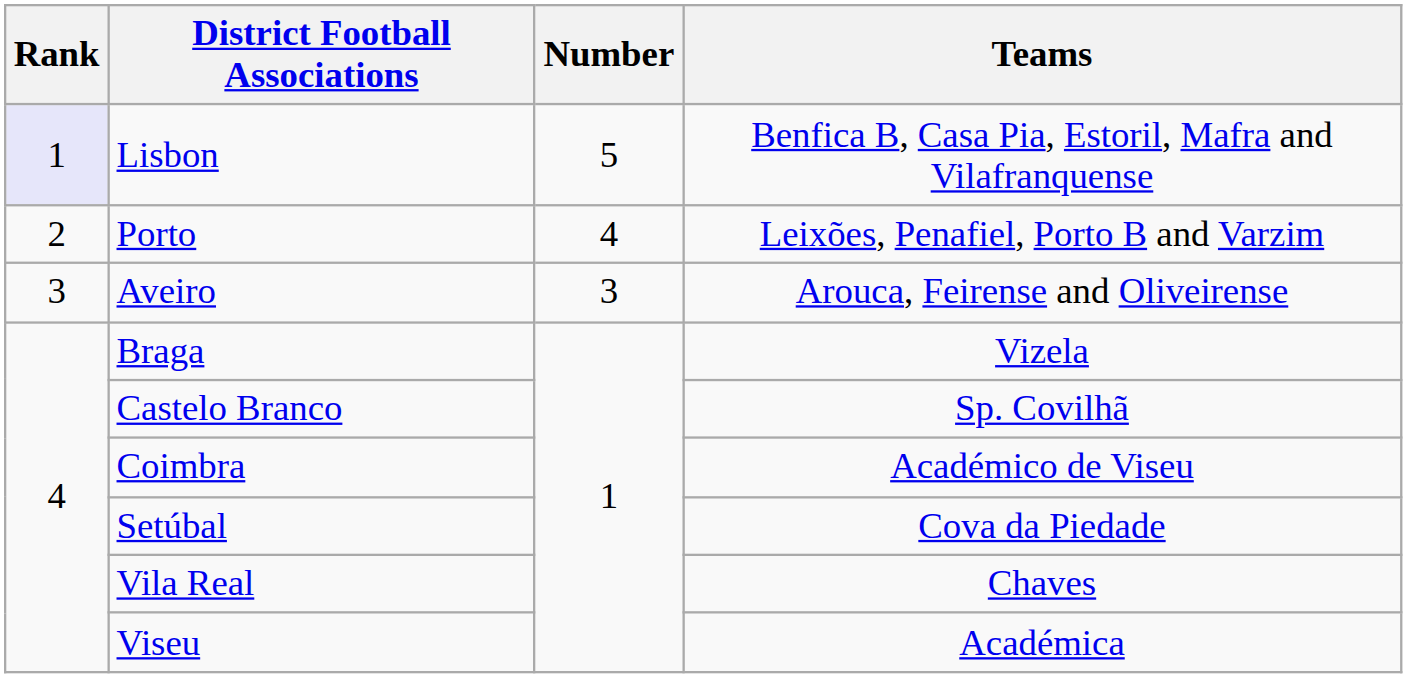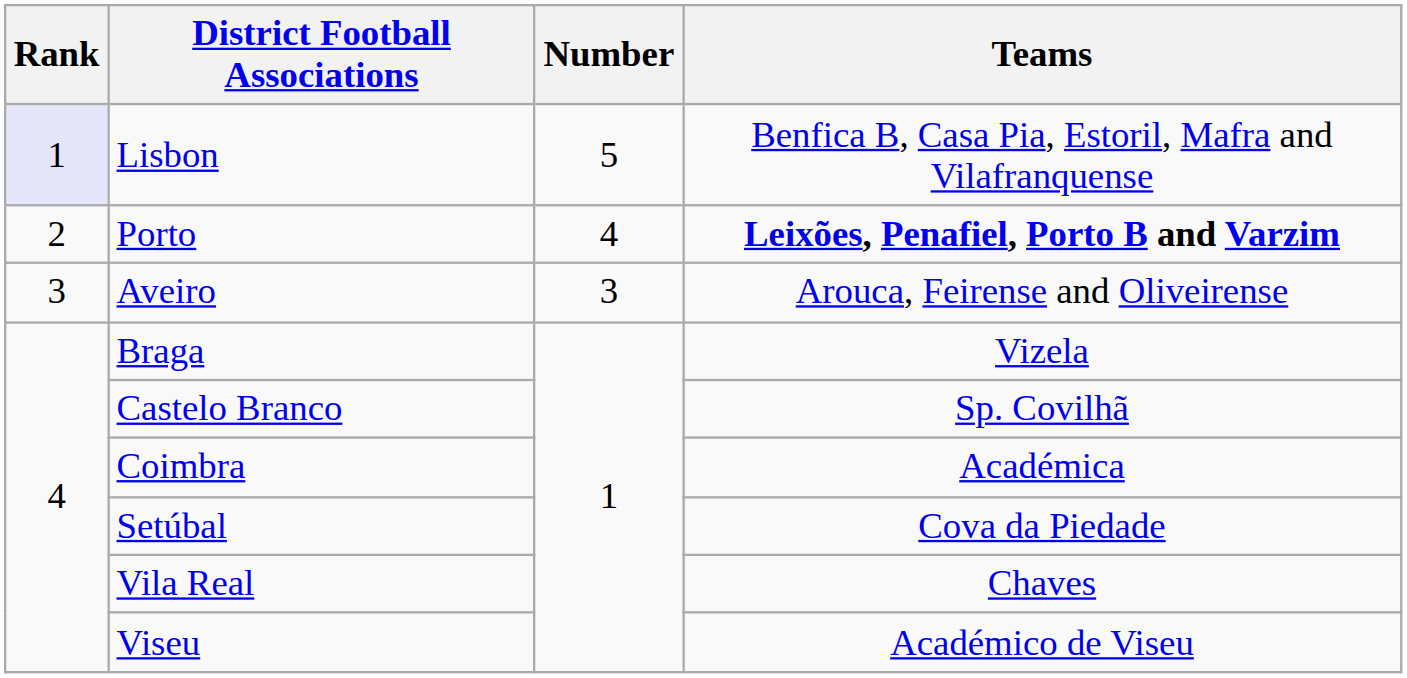(1042, 233) normal -> (1042, 233) bold
(1042, 466) Académico de Viseu -> (1042, 466) Académica
(1042, 641) Académica -> (1042, 641) Académico de Viseu
